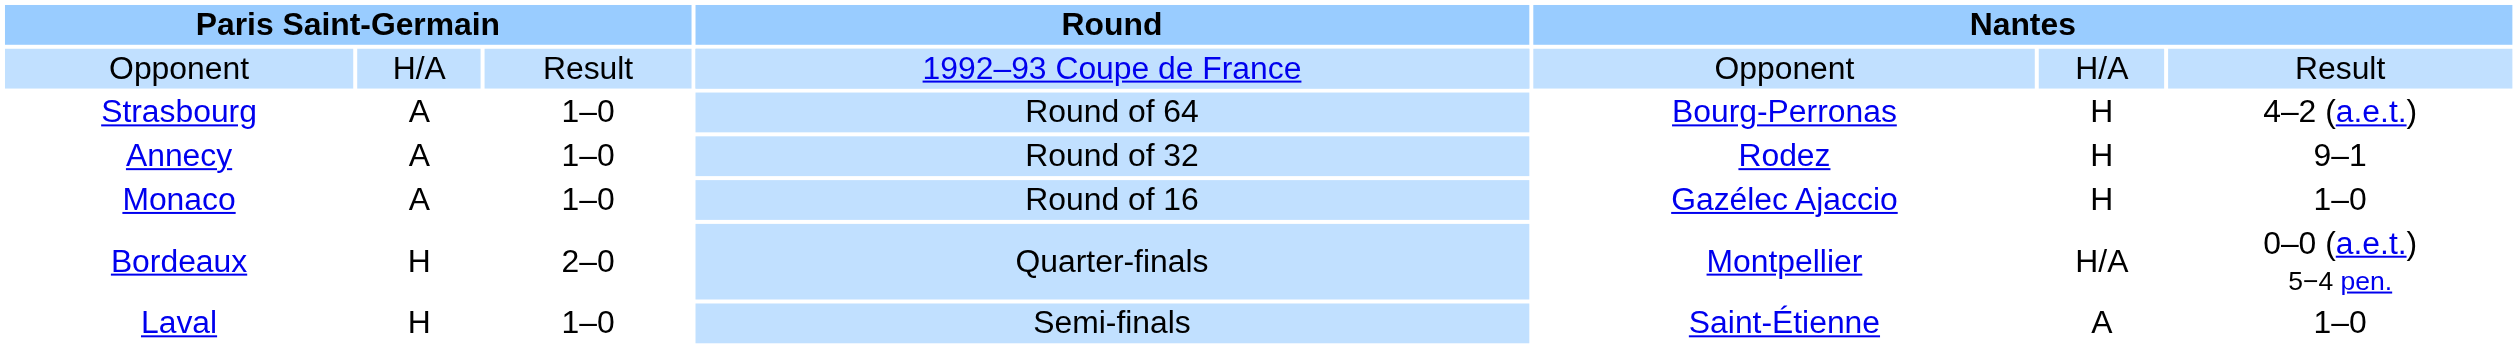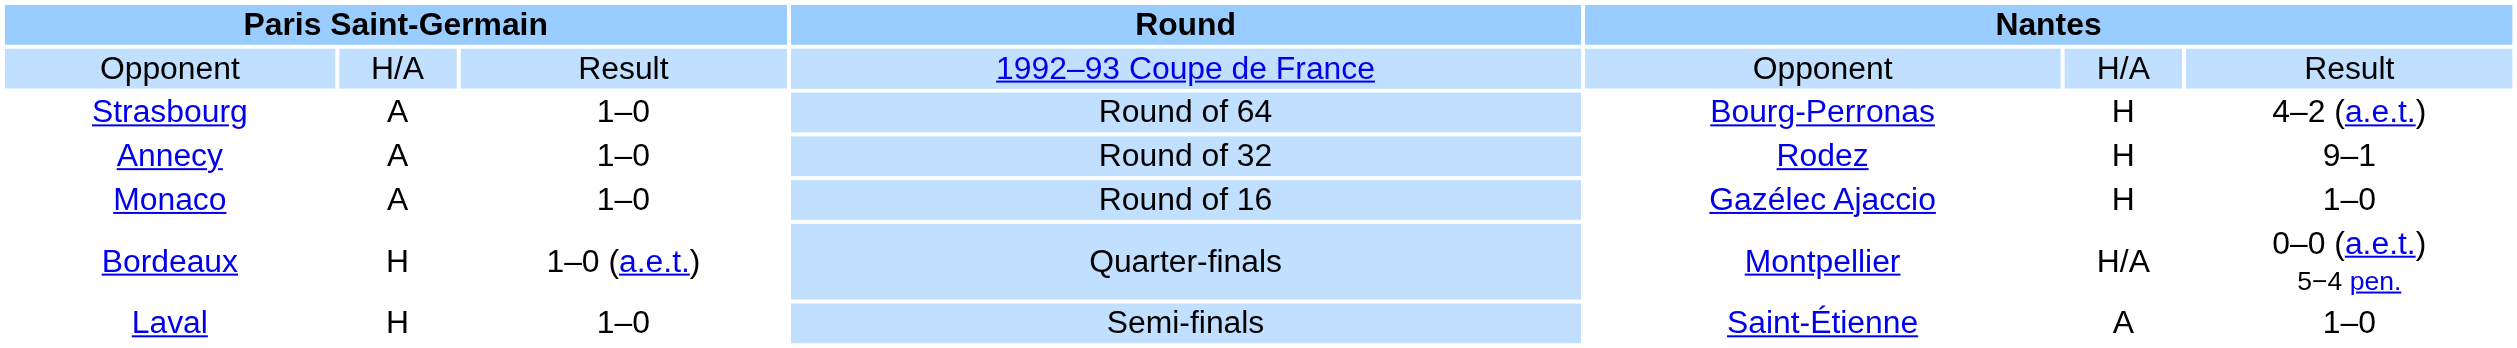(588, 261) 2–0 -> (623, 261) 1–0 (a.e.t.)
